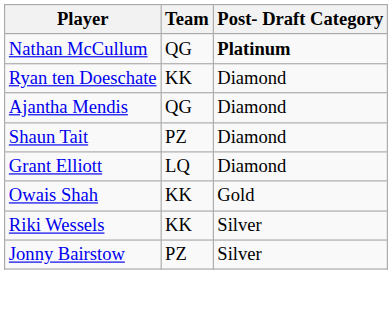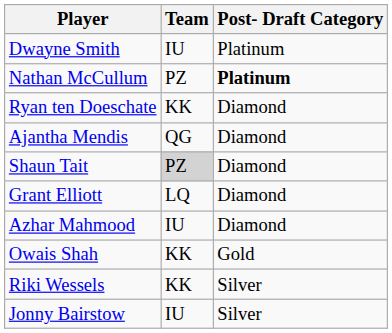+ row: (64, 48)
(178, 48) QG -> (176, 78) PZ
(176, 136) no background -> (176, 166) lightgrey background
+ row: (72, 225)
(176, 254) PZ -> (175, 313) IU
